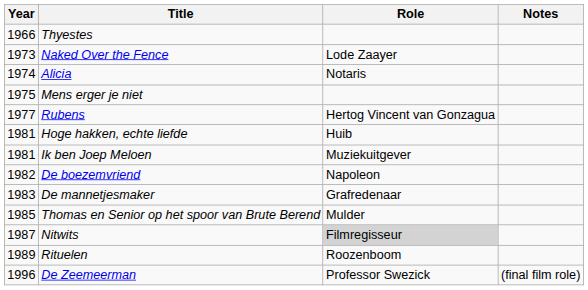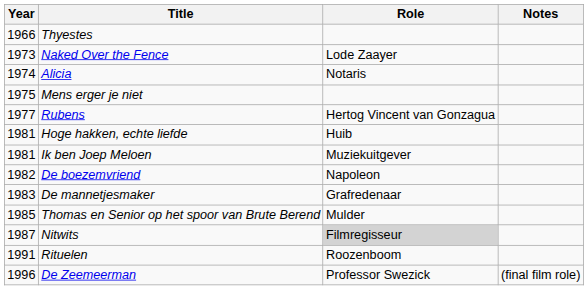(21, 255) 1989 -> (21, 255) 1991
